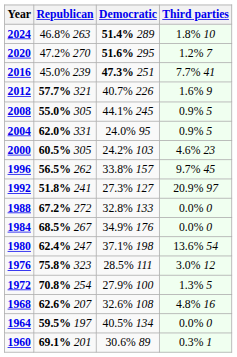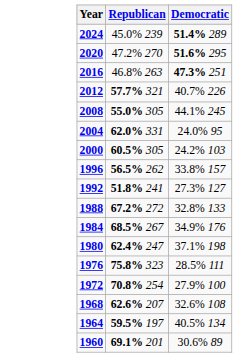- column: (196, 14)
(65, 34) 46.8% 263 -> (137, 34) 45.0% 239
(65, 72) 45.0% 239 -> (137, 72) 46.8% 263
